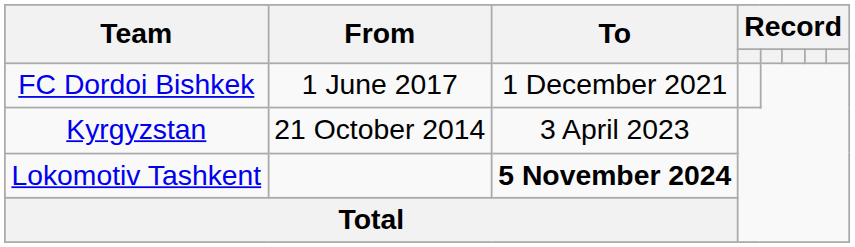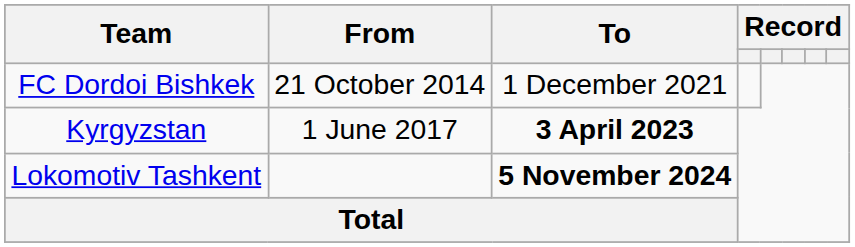(380, 84) 1 June 2017 -> (380, 84) 21 October 2014
(380, 129) 21 October 2014 -> (380, 129) 1 June 2017
(615, 129) normal -> (615, 129) bold
